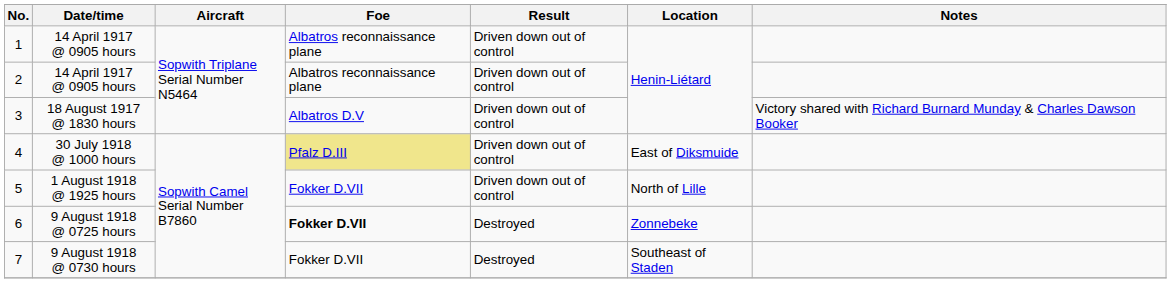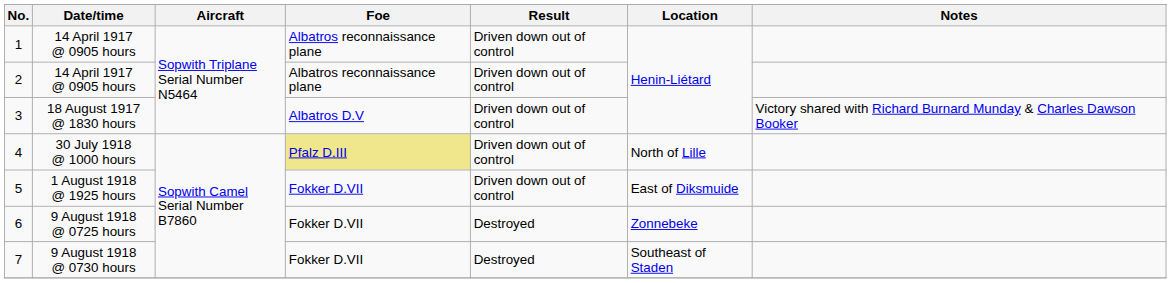(685, 152) East of Diksmuide -> (668, 152) North of Lille
(668, 188) North of Lille -> (685, 188) East of Diksmuide
(328, 224) bold -> (326, 224) normal
